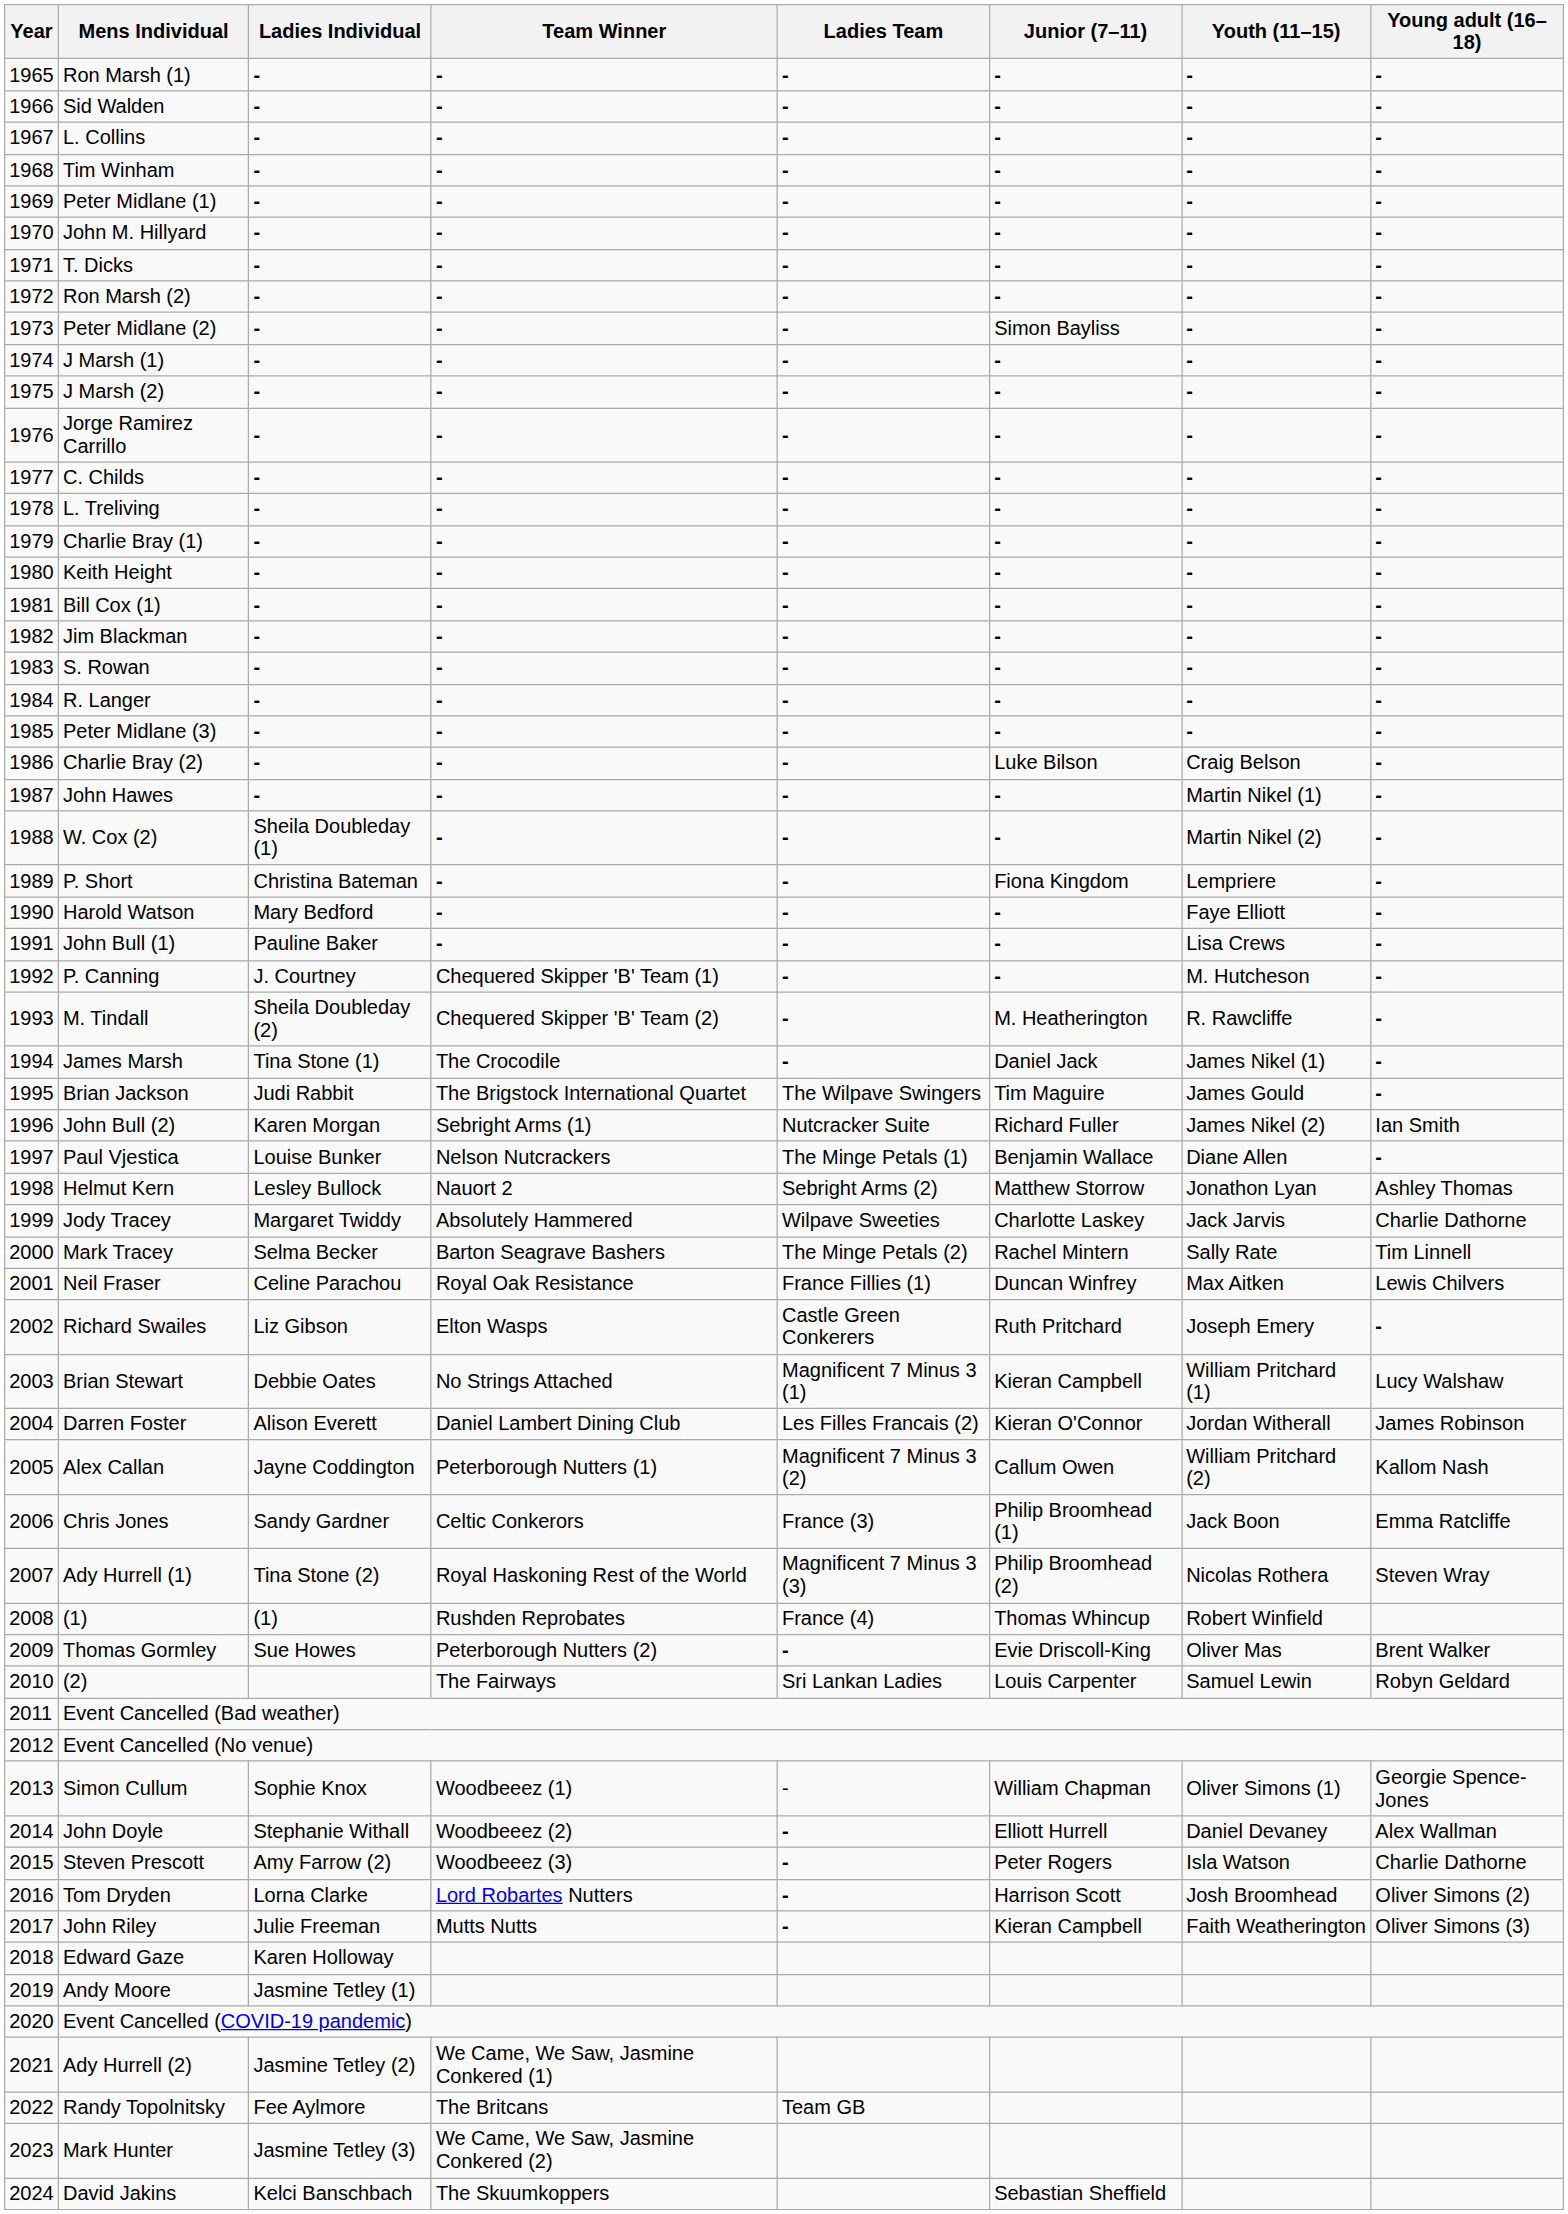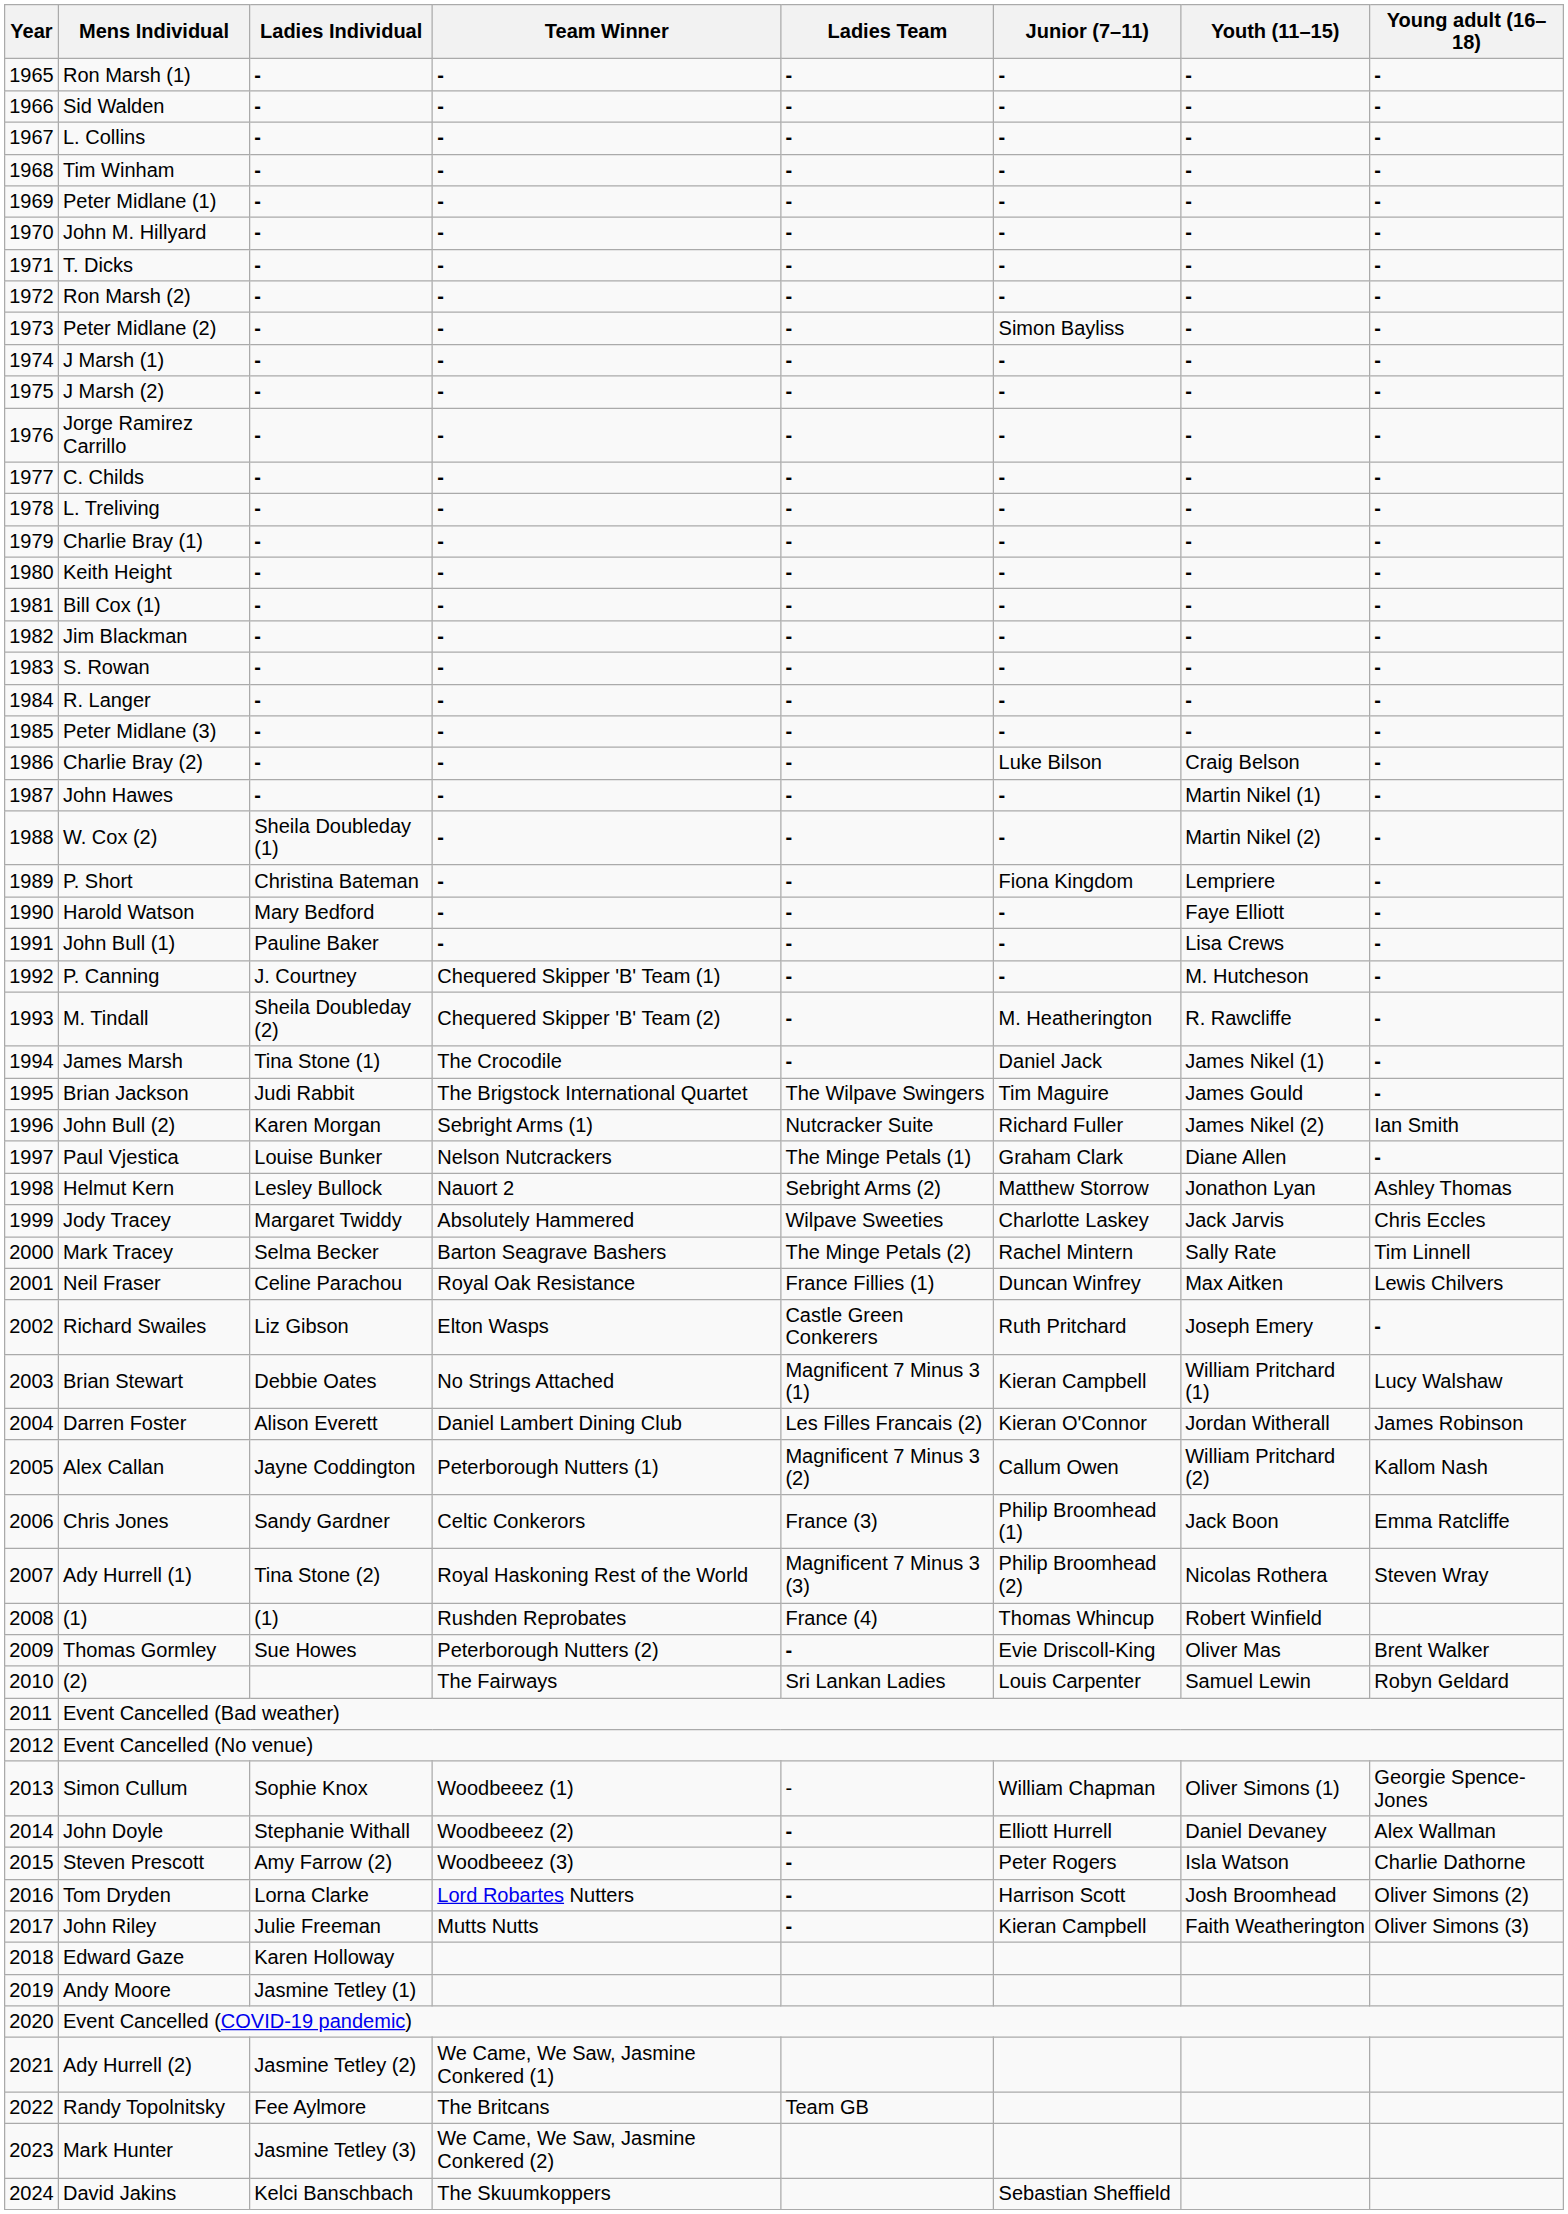(1074, 1157) Benjamin Wallace -> (1061, 1157) Graham Clark
(1451, 1220) Charlie Dathorne -> (1430, 1220) Chris Eccles
